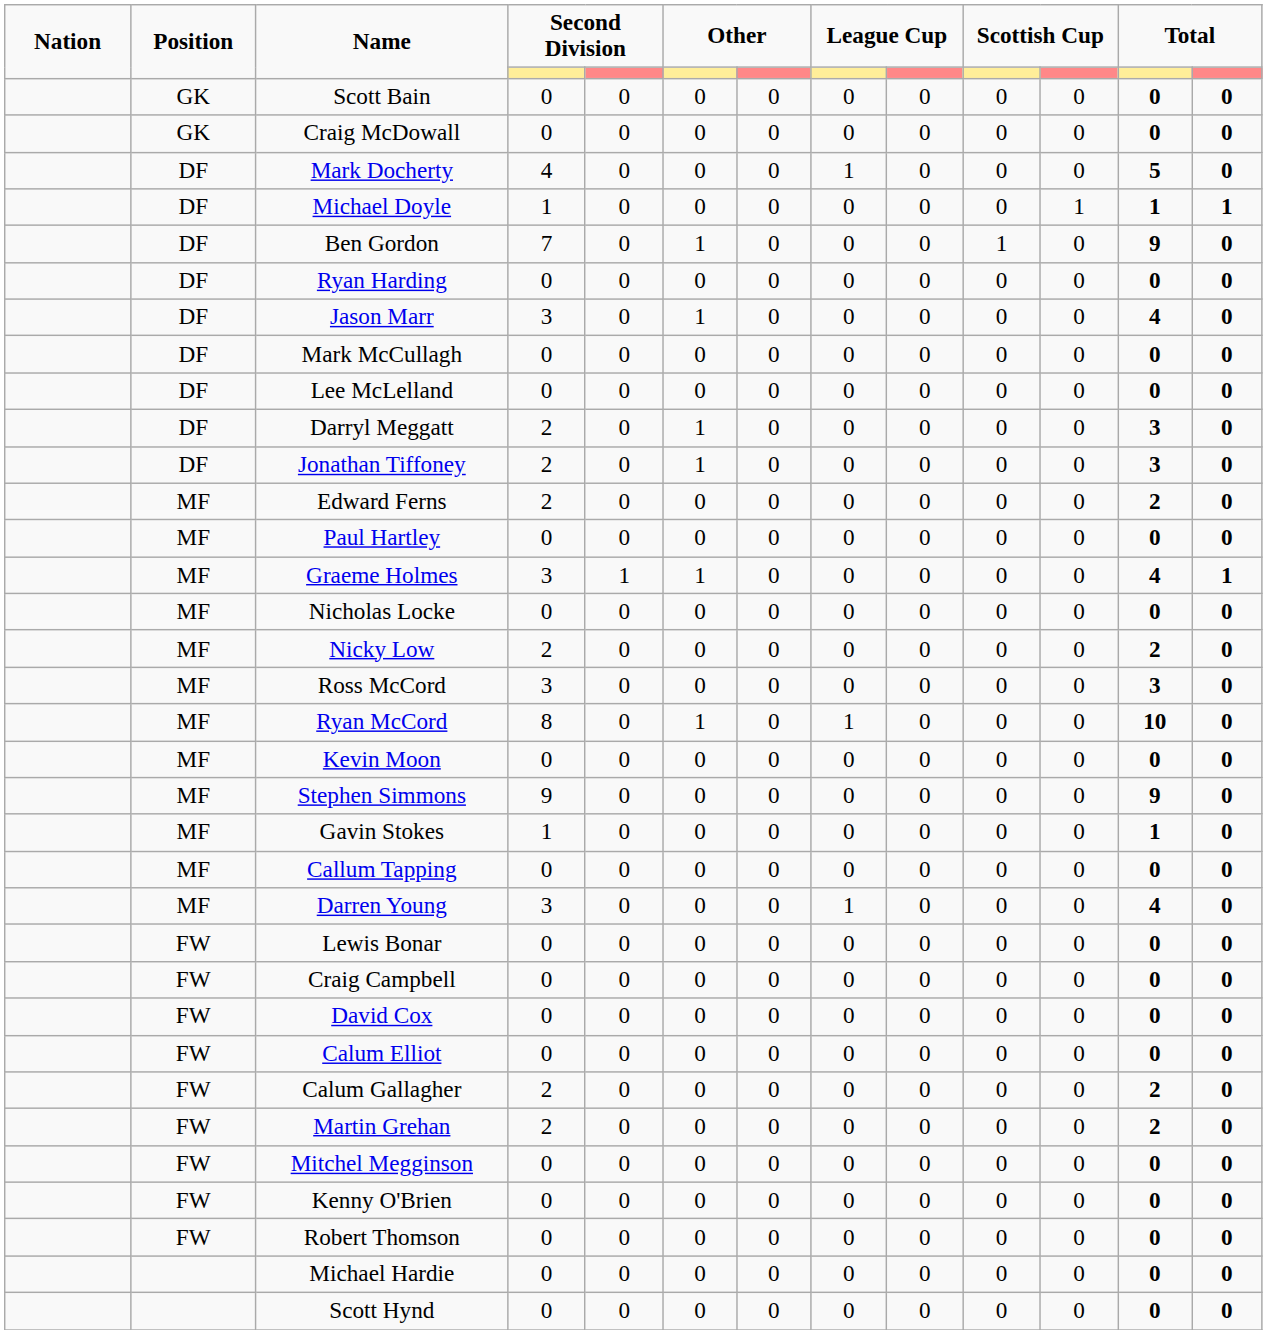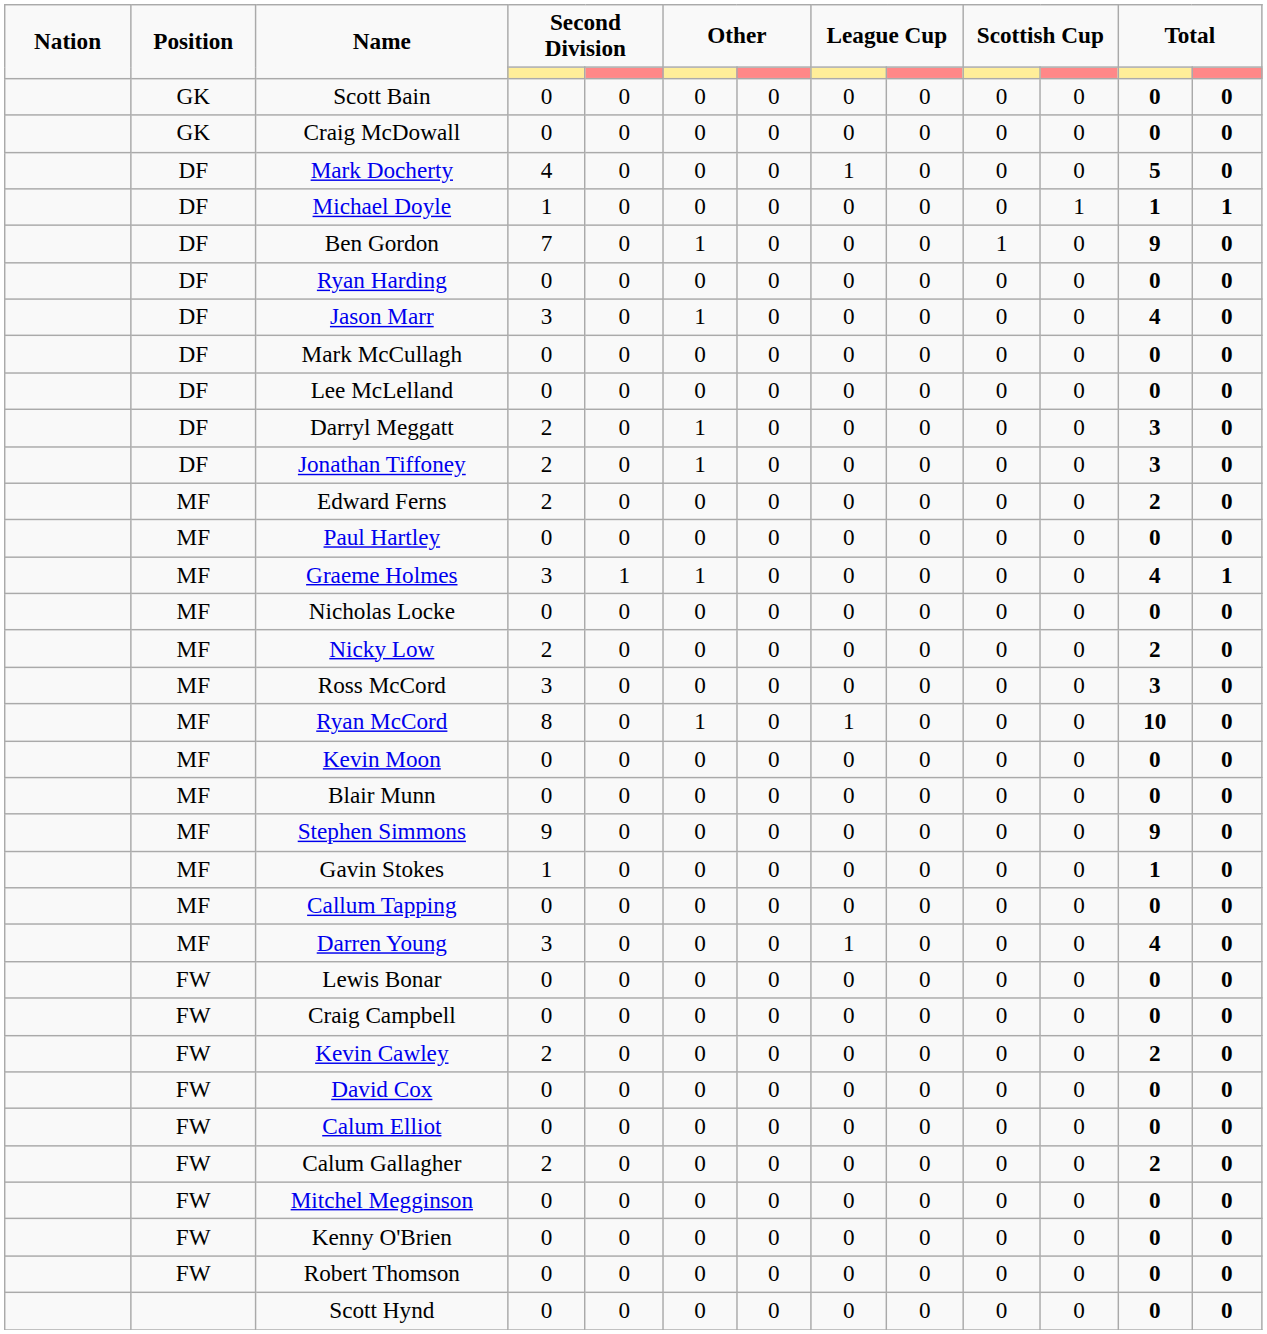+ row: (382, 795)
+ row: (382, 1053)
- row: (382, 1126)
- row: (382, 1273)
